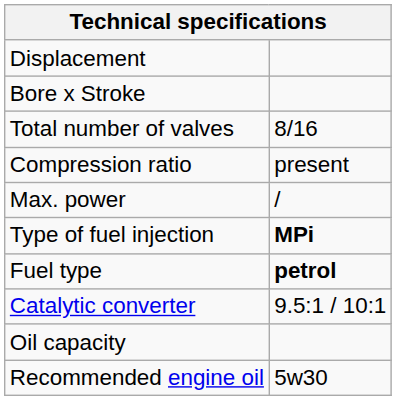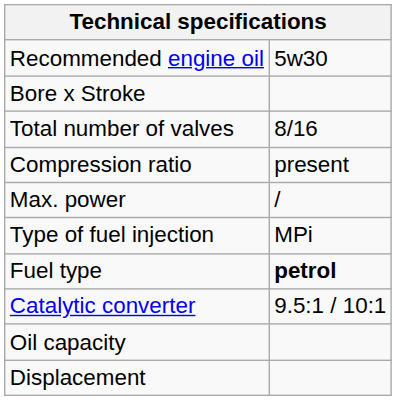rows swapped: (78, 57) <-> (137, 377)
(294, 235) bold -> (294, 235) normal
